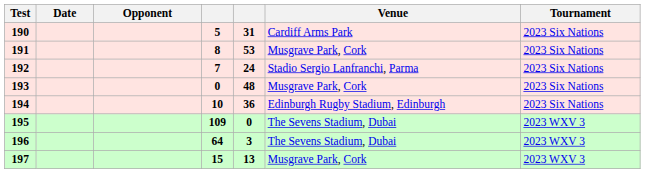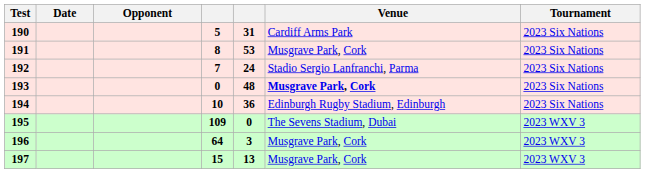(317, 86) normal -> (322, 86) bold
(332, 141) The Sevens Stadium, Dubai -> (317, 141) Musgrave Park, Cork
